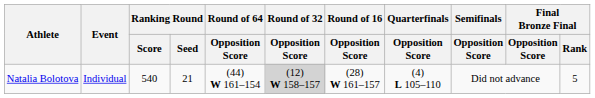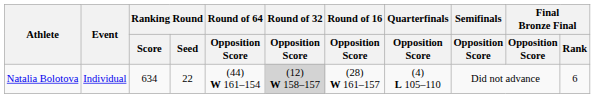(149, 79) 540 -> (149, 79) 634
(188, 79) 21 -> (188, 79) 22
(575, 79) 5 -> (575, 79) 6
